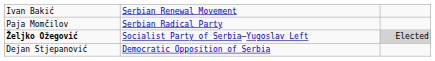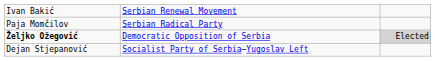(215, 37) Socialist Party of Serbia–Yugoslav Left -> (196, 37) Democratic Opposition of Serbia
(196, 50) Democratic Opposition of Serbia -> (215, 50) Socialist Party of Serbia–Yugoslav Left
